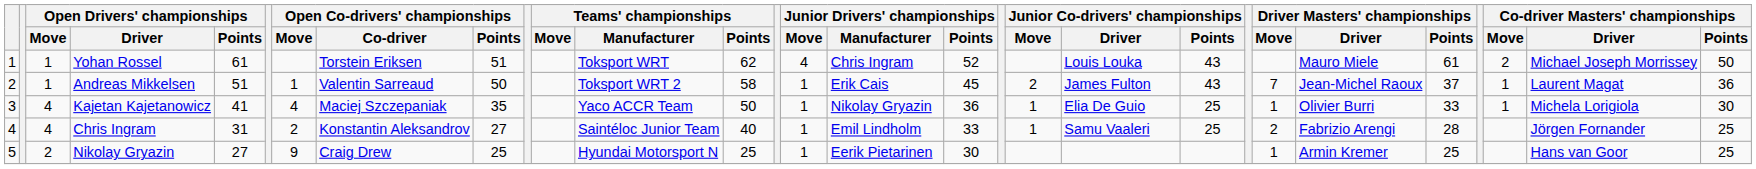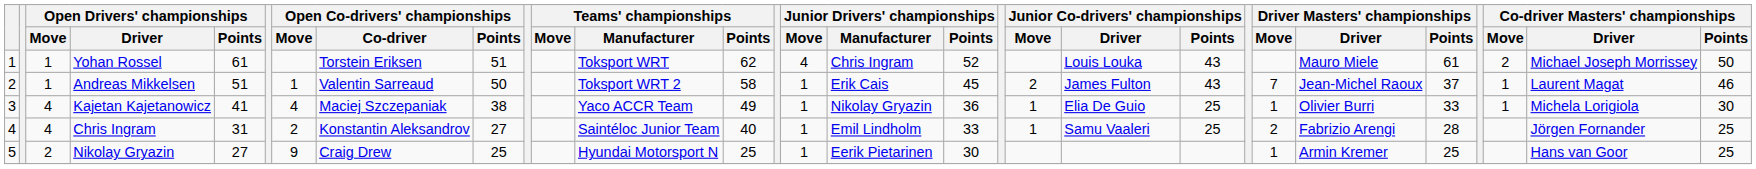(1726, 84) 36 -> (1726, 84) 46
(499, 106) 35 -> (499, 106) 38
(748, 106) 50 -> (748, 106) 49
